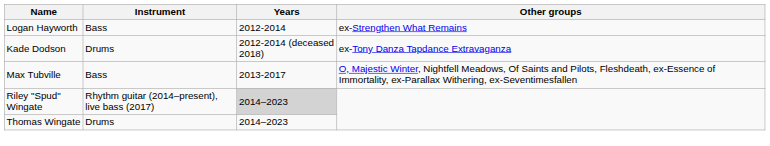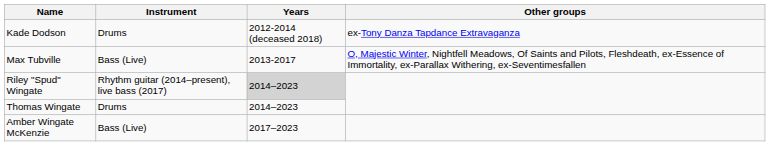- row: (42, 27)
(96, 75) Bass -> (122, 59) Bass (Live)
+ row: (40, 128)
